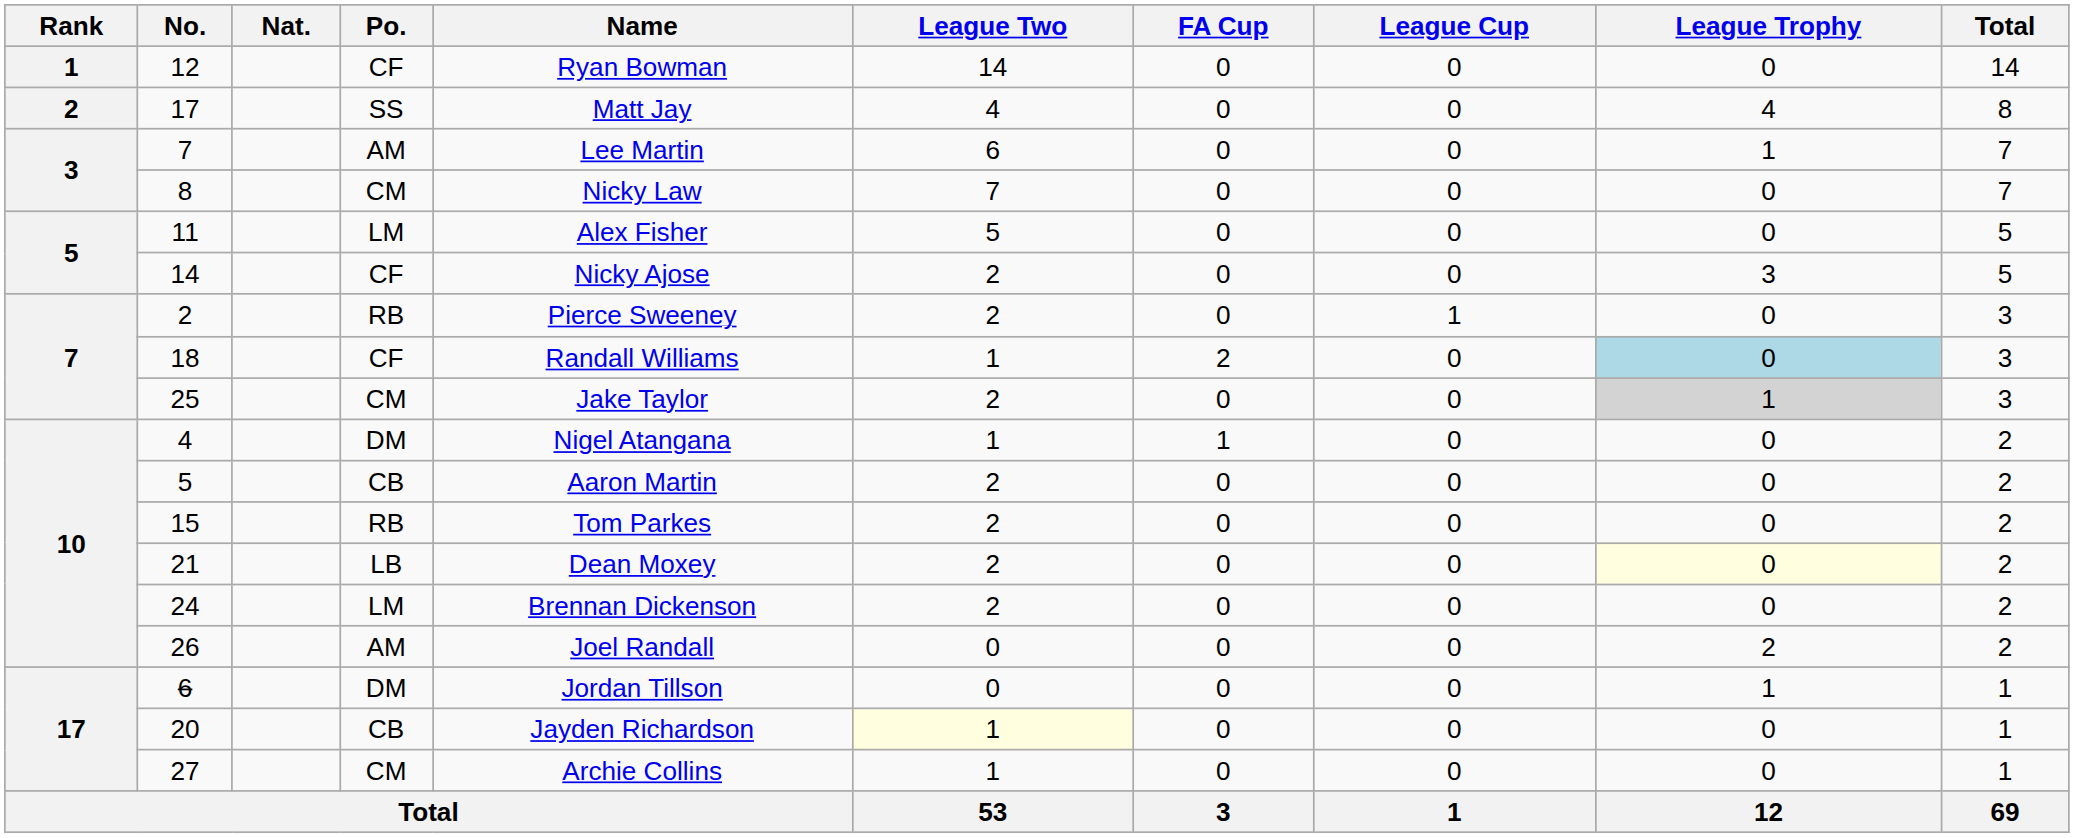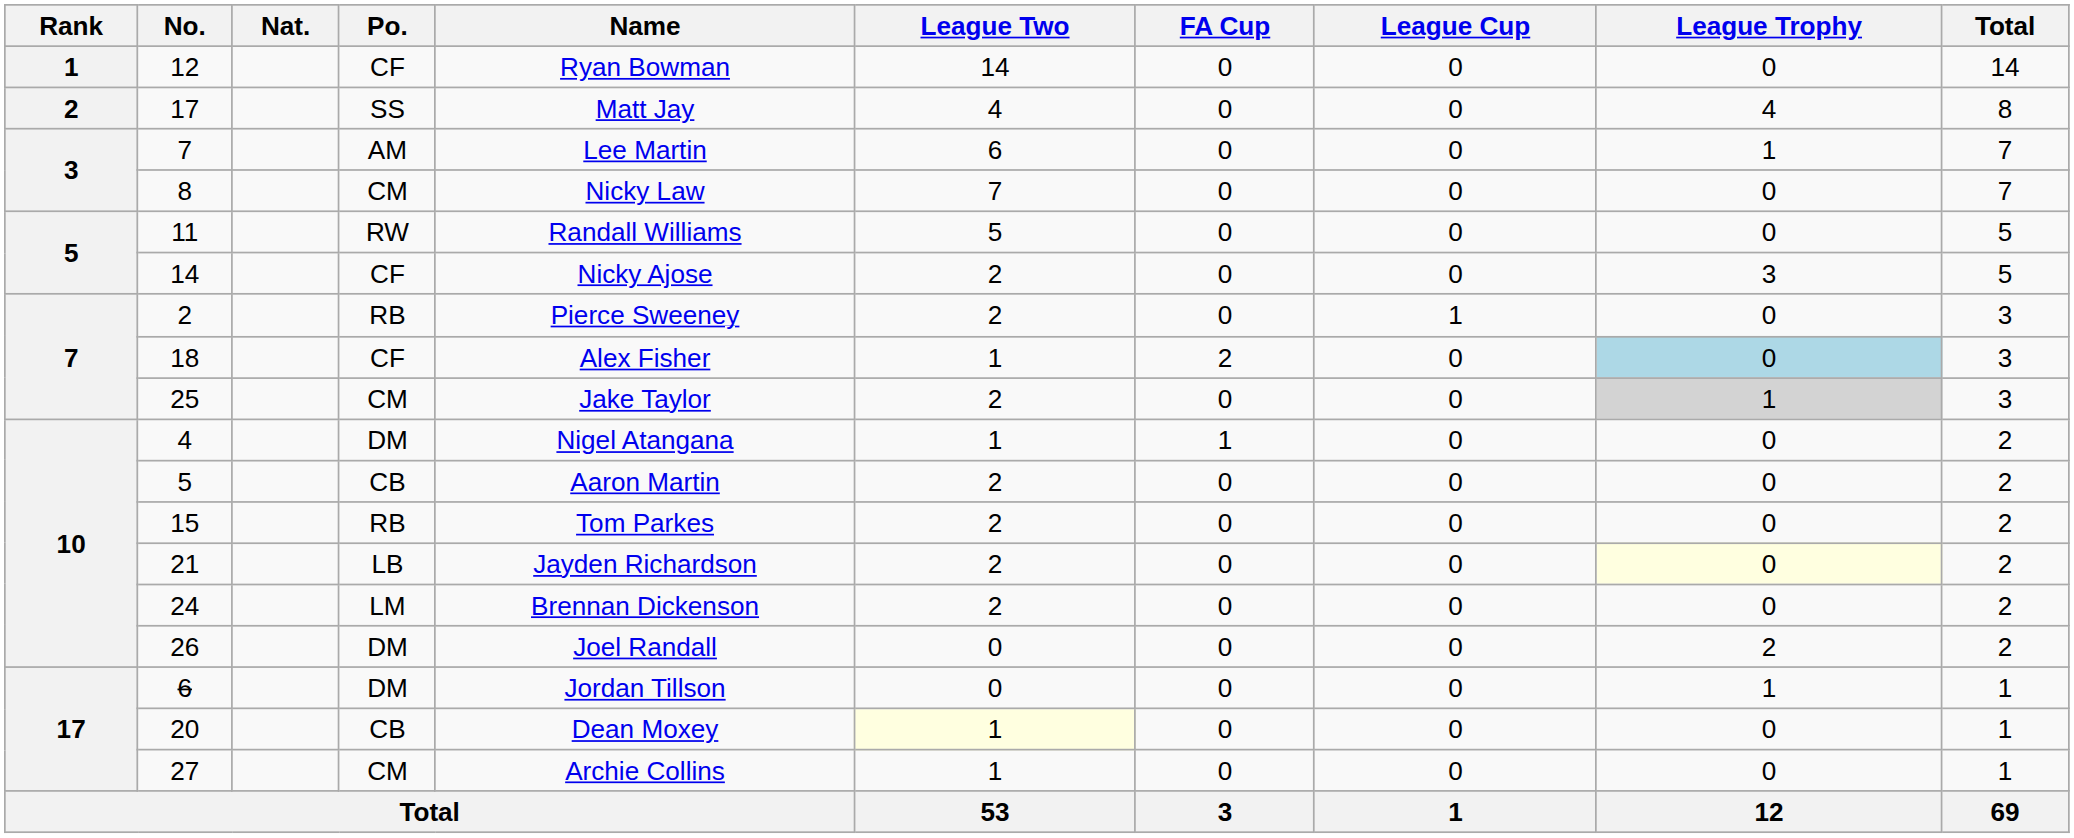(386, 233) LM -> (387, 233) RW
(642, 233) Alex Fisher -> (645, 233) Randall Williams
(642, 357) Randall Williams -> (645, 357) Alex Fisher
(642, 564) Dean Moxey -> (645, 564) Jayden Richardson
(386, 647) AM -> (387, 647) DM
(642, 729) Jayden Richardson -> (645, 729) Dean Moxey
